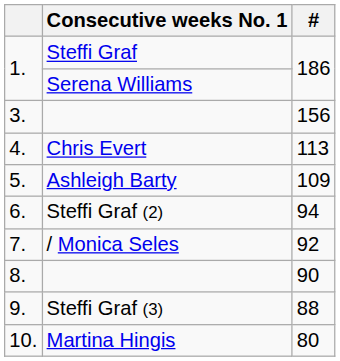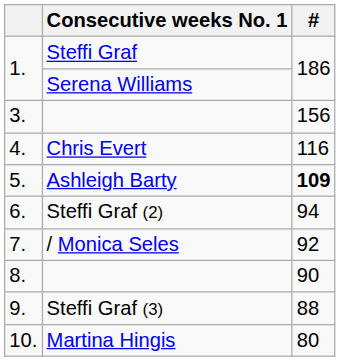(313, 148) 113 -> (313, 148) 116
(314, 180) normal -> (314, 180) bold
